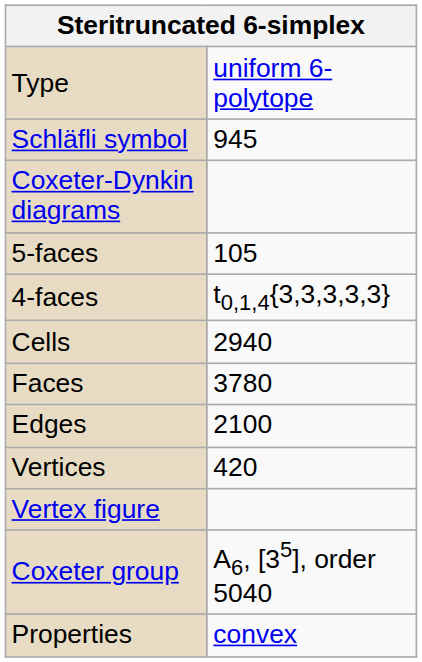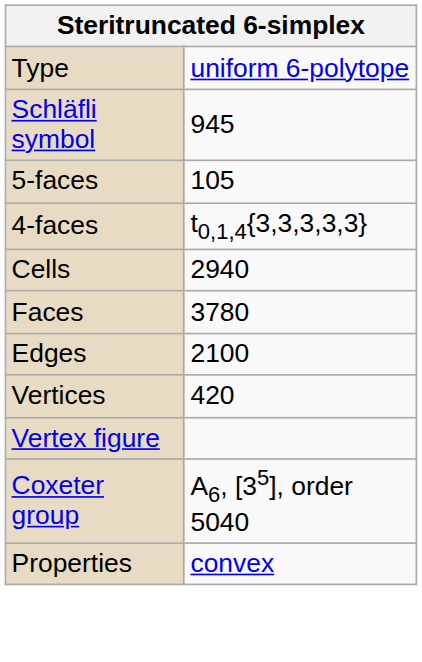- row: (103, 195)
